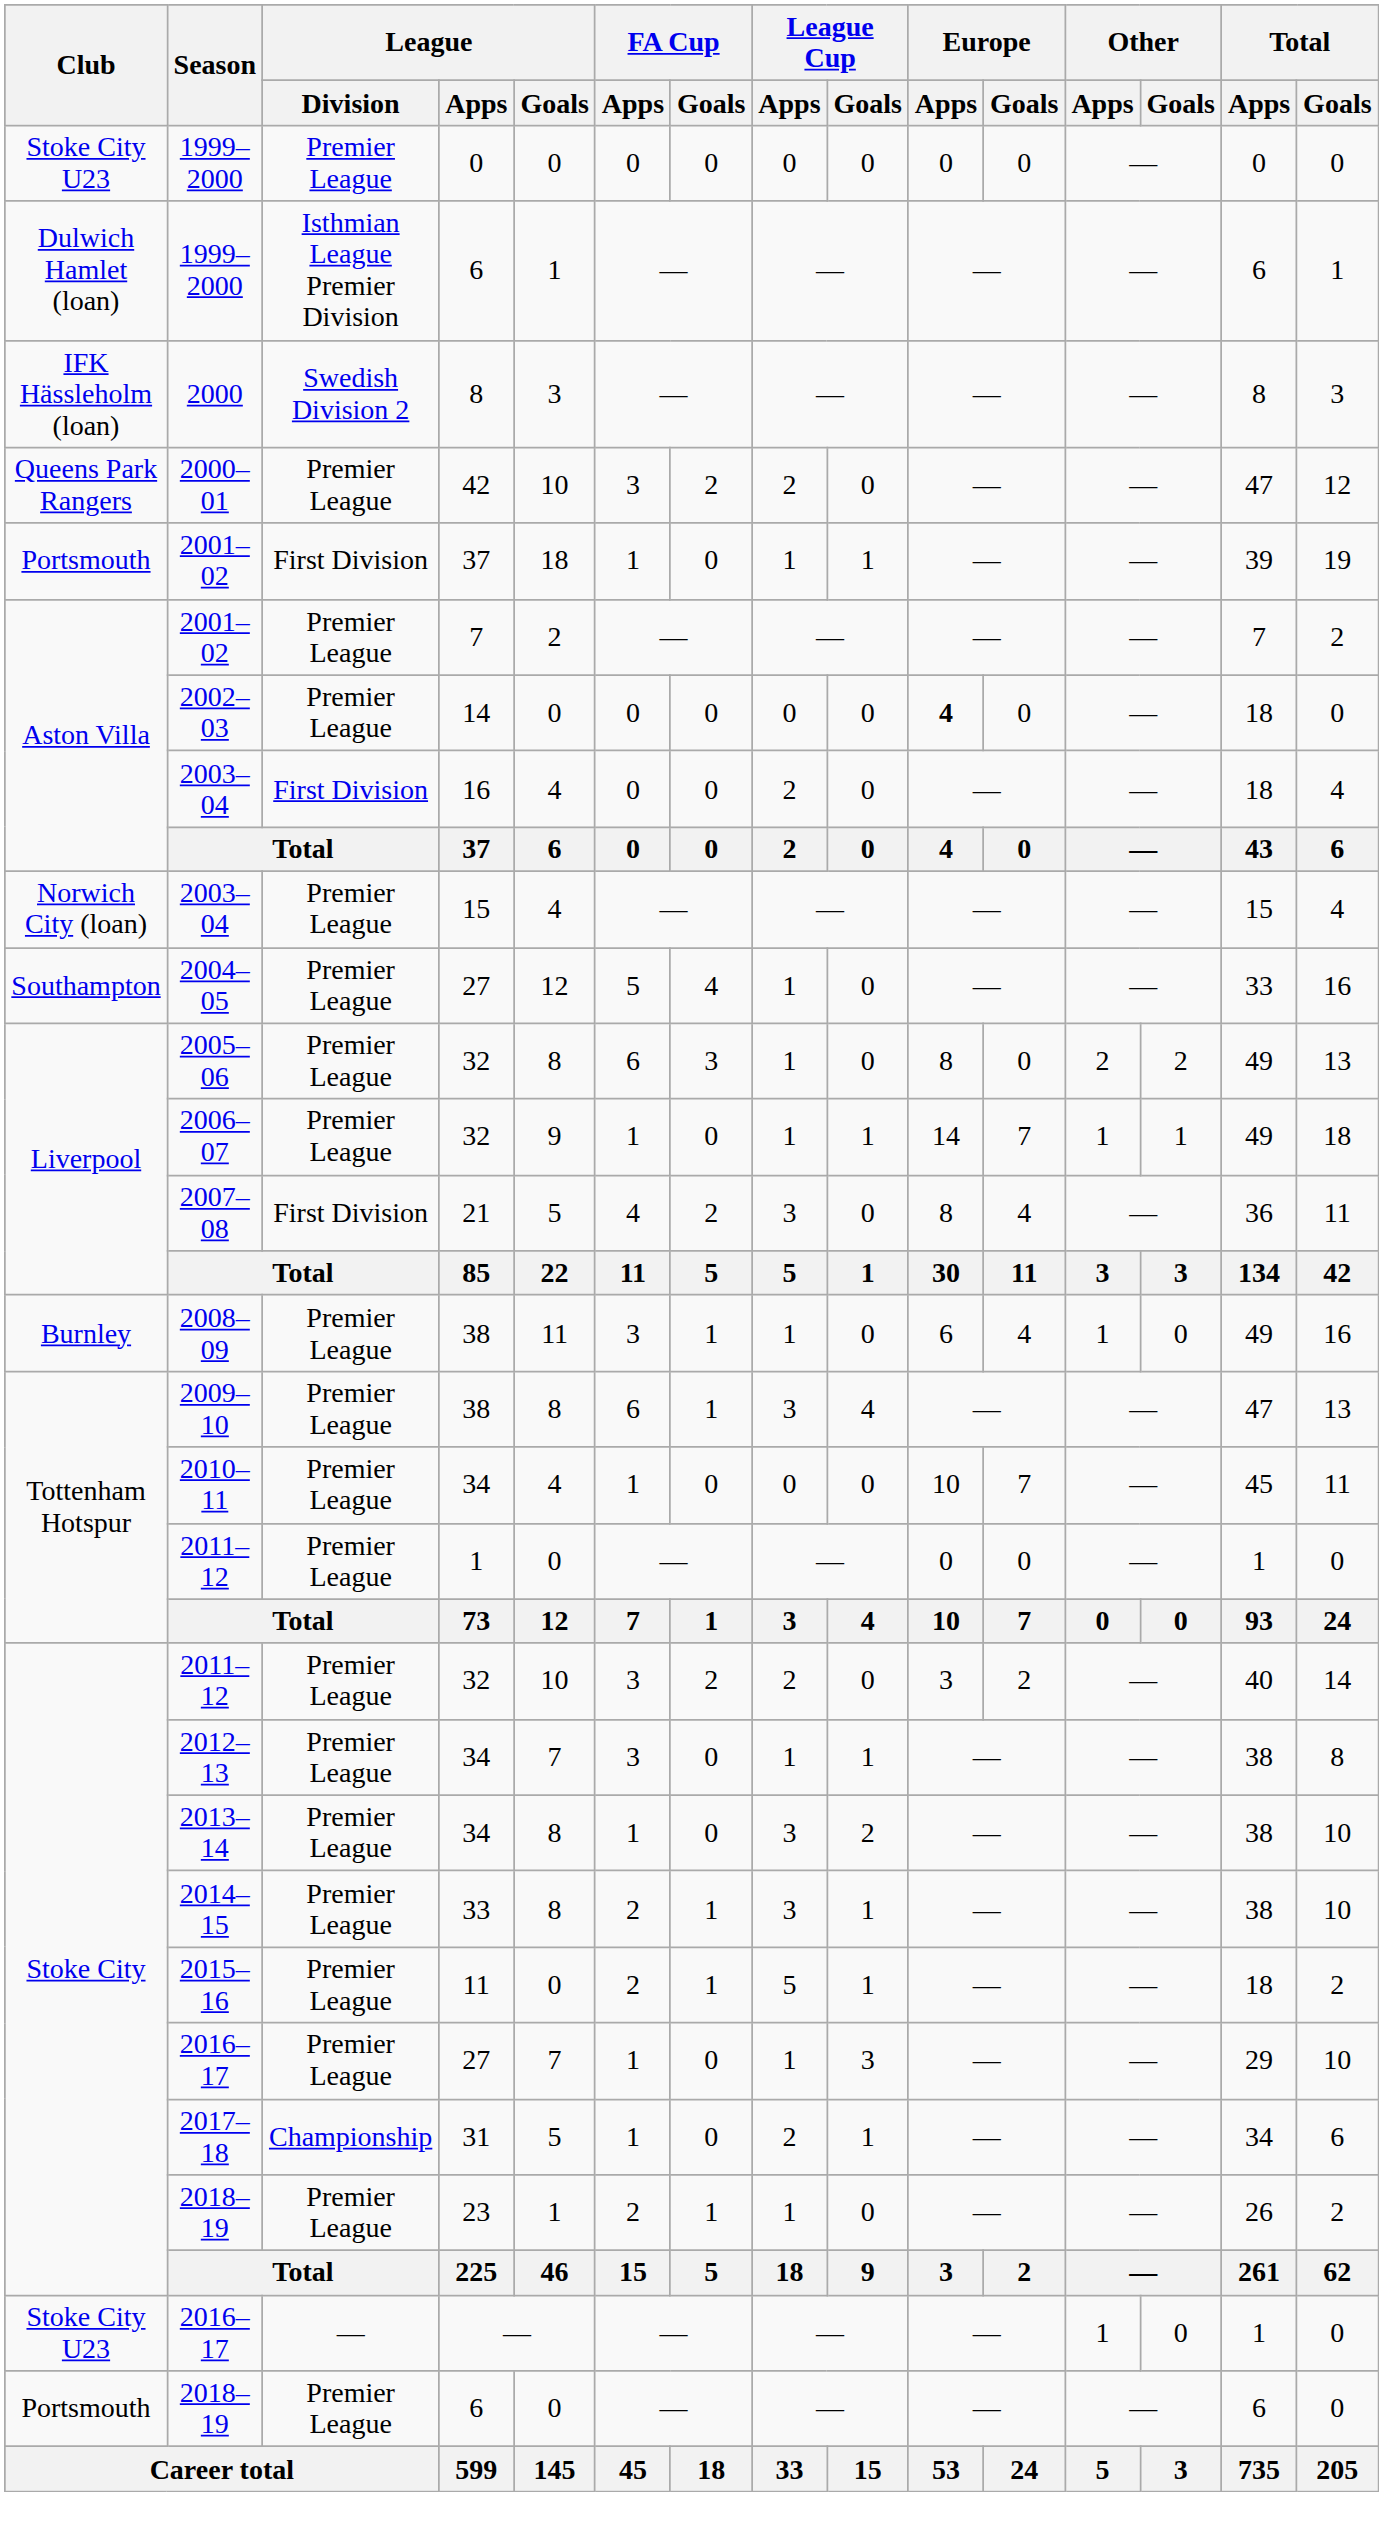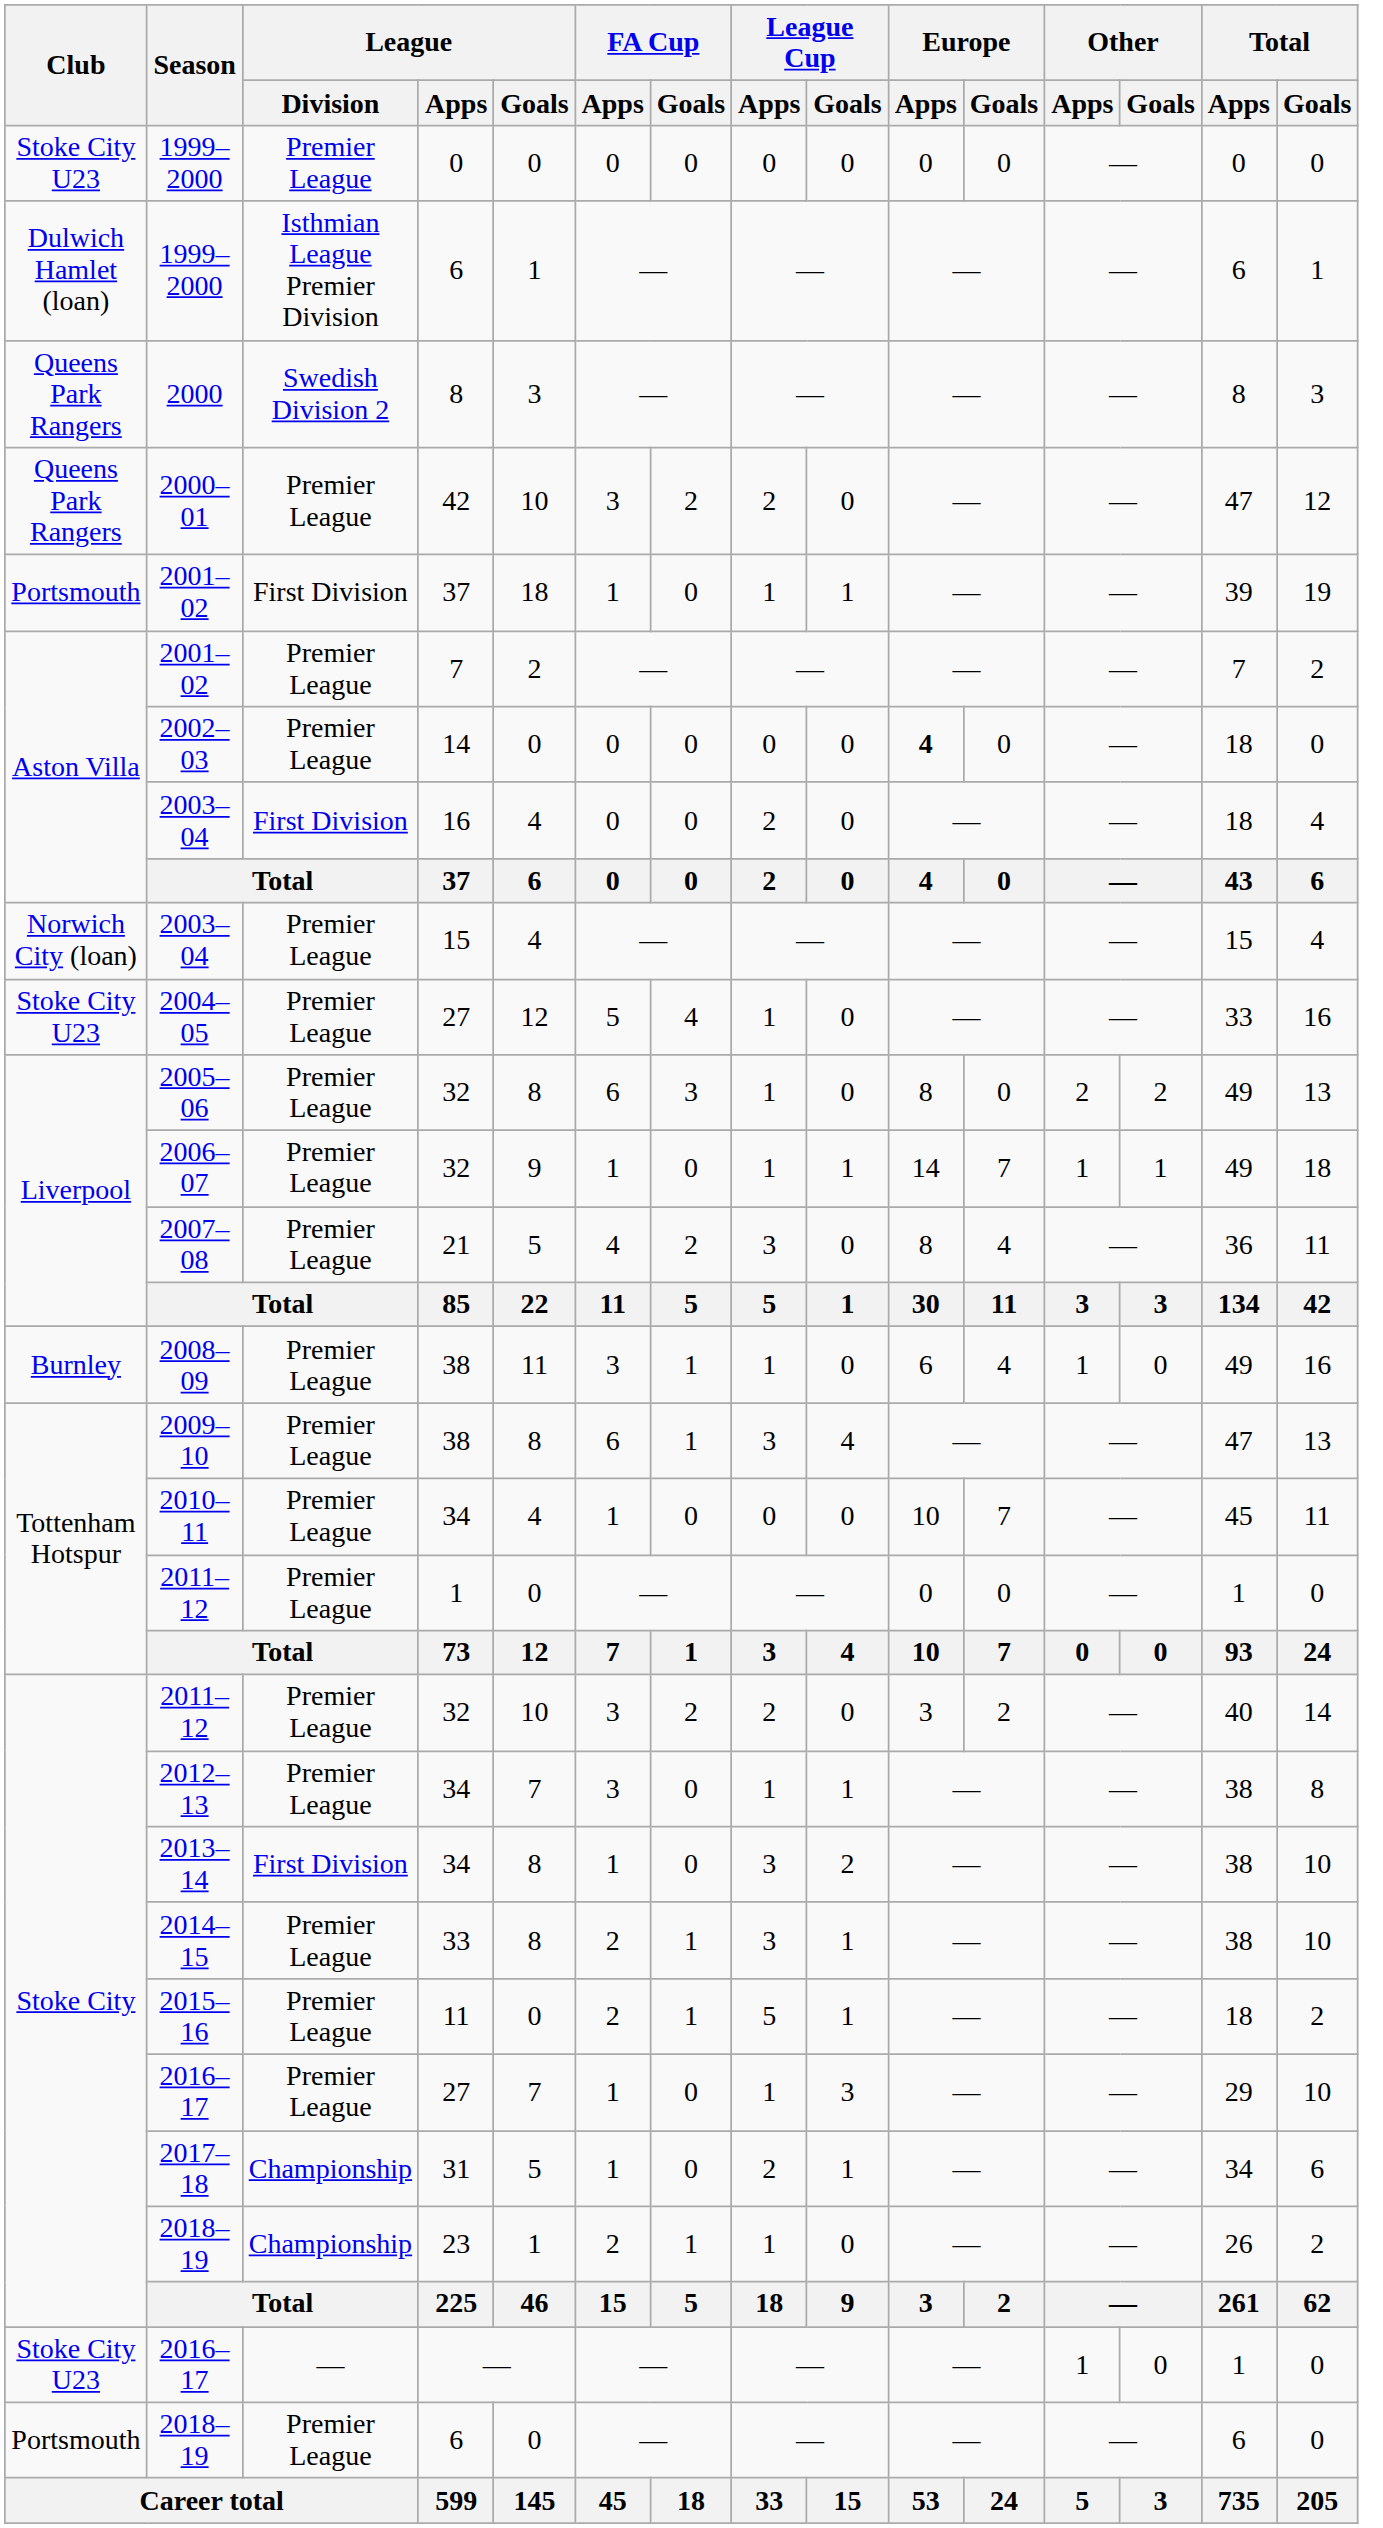(86, 393) IFK Hässleholm (loan) -> (76, 393) Queens Park Rangers
(86, 984) Southampton -> (76, 1016) Stoke City U23
(351, 1212) First Division -> (330, 1244) Premier League
(351, 1832) Premier League -> (330, 1864) First Division
(351, 2212) Premier League -> (330, 2243) Championship
